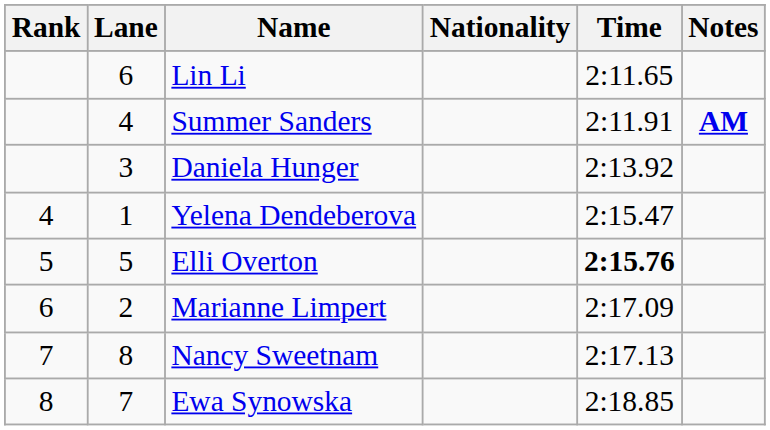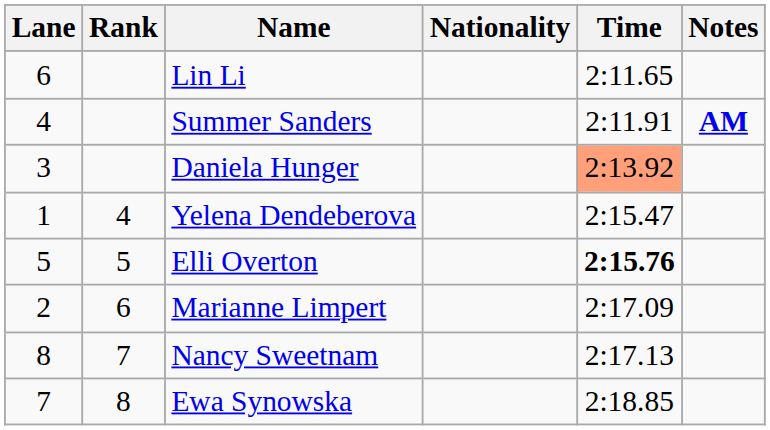columns swapped: (46, 27) <-> (126, 27)
(629, 167) no background -> (629, 167) lightsalmon background
